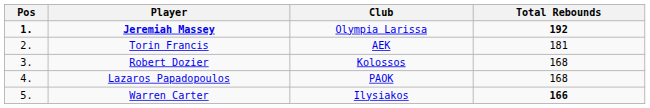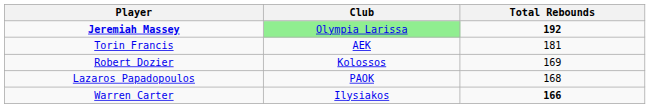- column: (26, 13)
(381, 29) no background -> (362, 29) lightgreen background
(559, 62) 168 -> (552, 62) 169
